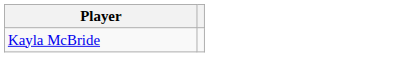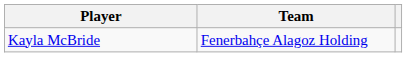+ column: (296, 16)
